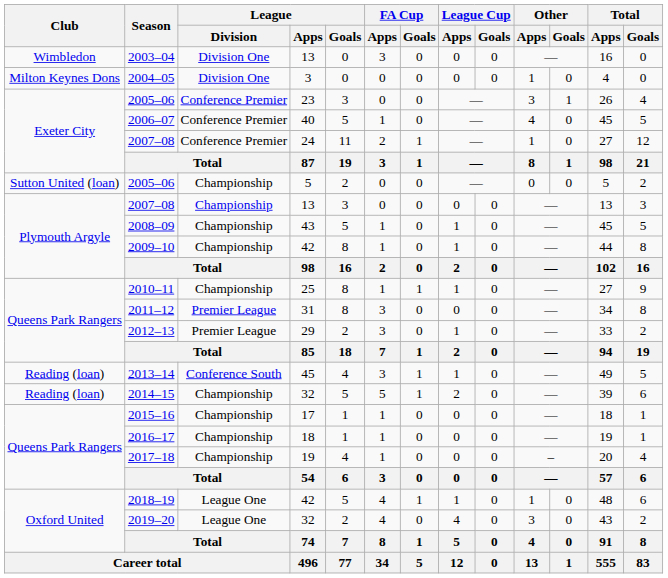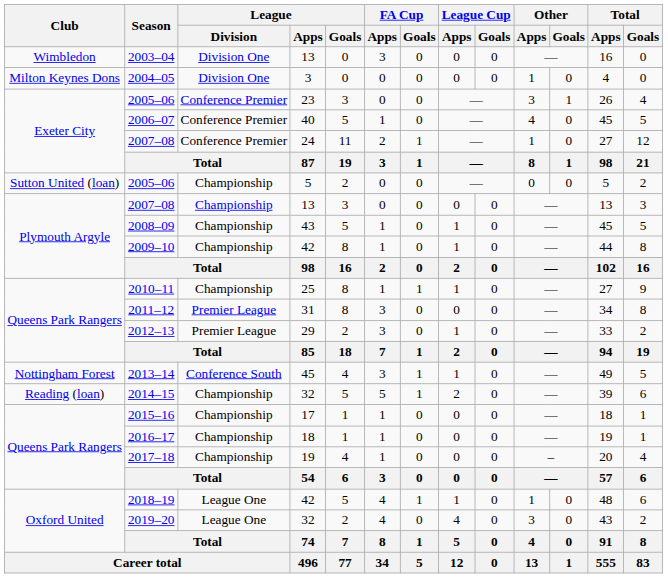(65, 373) Reading (loan) -> (65, 373) Nottingham Forest
